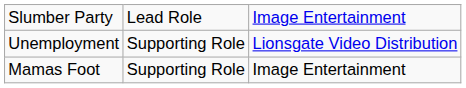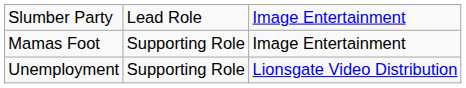rows swapped: (54, 69) <-> (64, 43)
